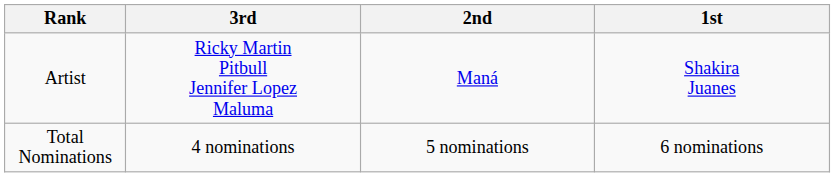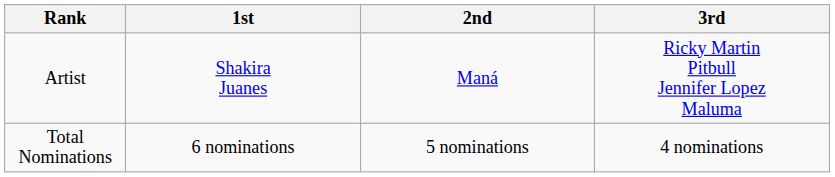columns swapped: (712, 18) <-> (243, 18)
